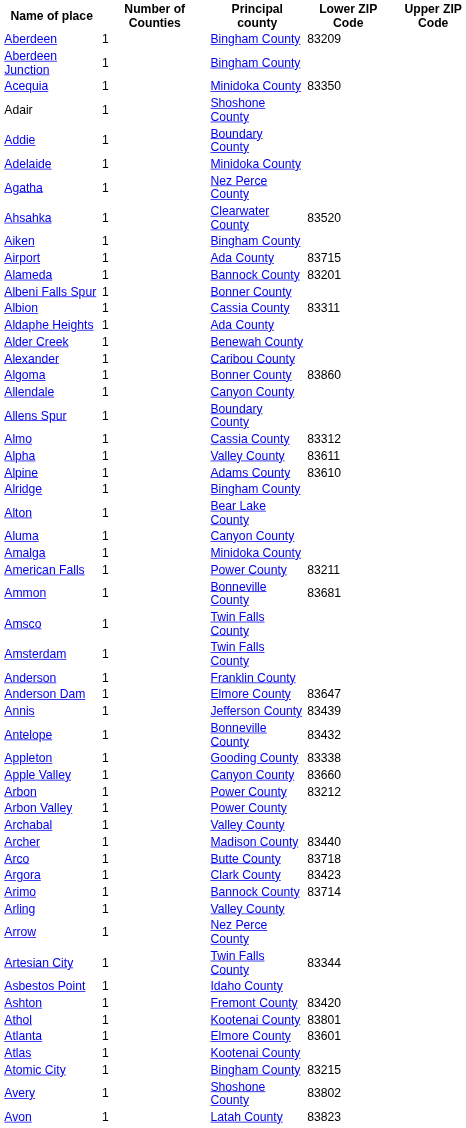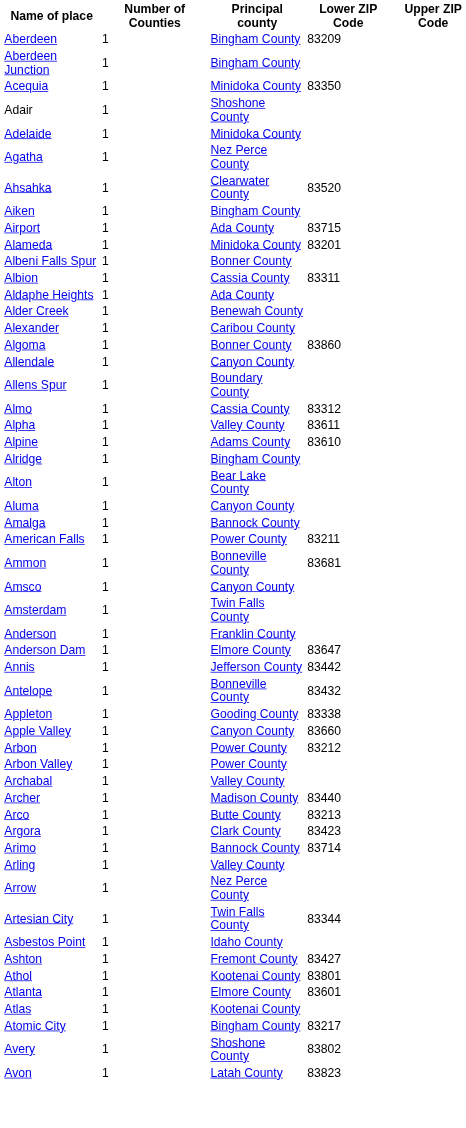- row: (20, 140)
(255, 275) Bannock County -> (256, 244) Minidoka County
(256, 553) Minidoka County -> (255, 522) Bannock County
(238, 624) Twin Falls County -> (252, 586) Canyon County
(324, 711) 83439 -> (324, 667) 83442
(324, 858) 83718 -> (324, 814) 83213
(324, 1003) 83420 -> (324, 959) 83427
(324, 1070) 83215 -> (324, 1026) 83217
